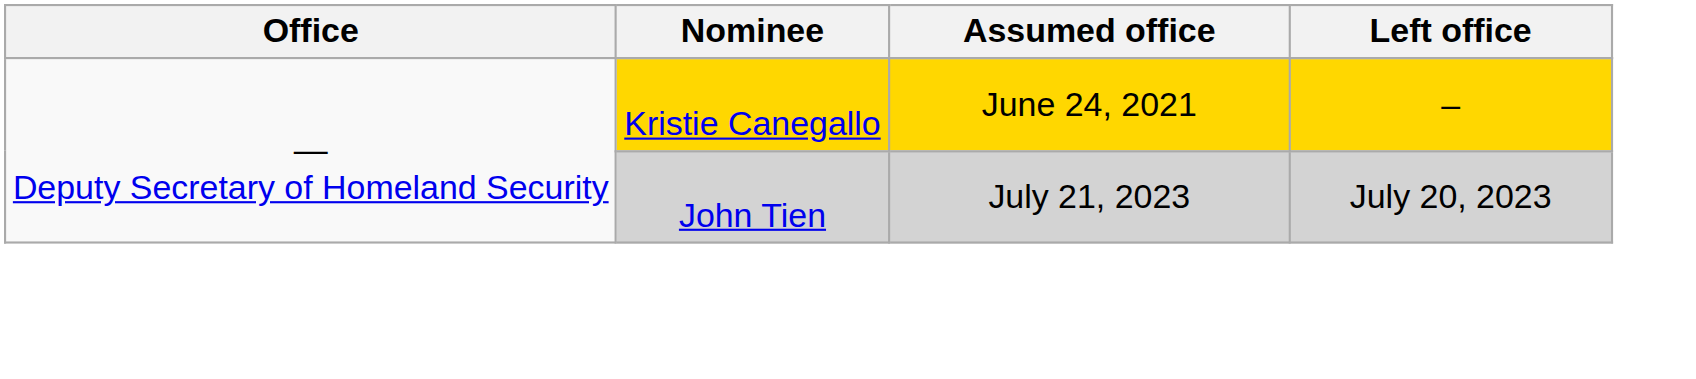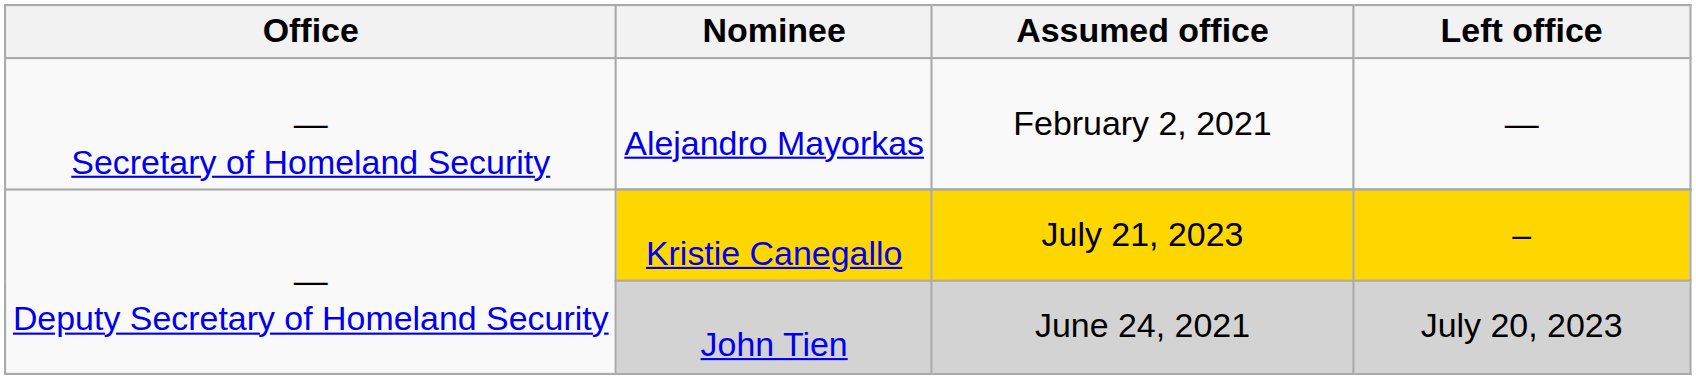+ row: (774, 142)
(1089, 104) June 24, 2021 -> (1142, 234) July 21, 2023
(1089, 196) July 21, 2023 -> (1142, 326) June 24, 2021
